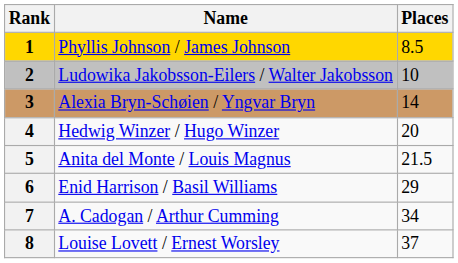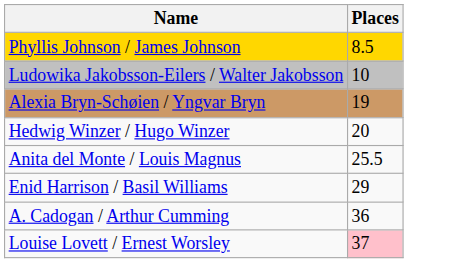- column: (29, 18)
(410, 103) 14 -> (360, 103) 19
(417, 159) 21.5 -> (367, 159) 25.5
(410, 215) 34 -> (360, 215) 36
(410, 243) no background -> (360, 243) pink background
